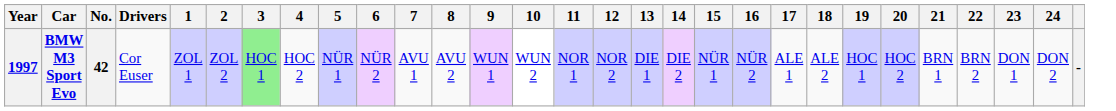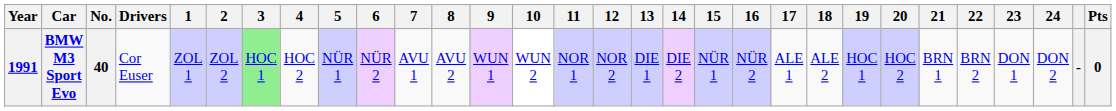+ column: (1098, 16)
(23, 66) 1997 -> (23, 66) 1991
(101, 66) 42 -> (101, 66) 40
